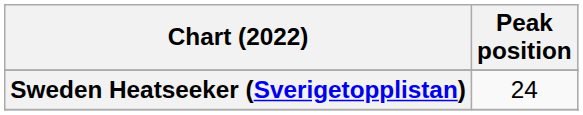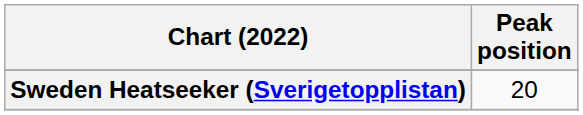(524, 89) 24 -> (524, 89) 20
